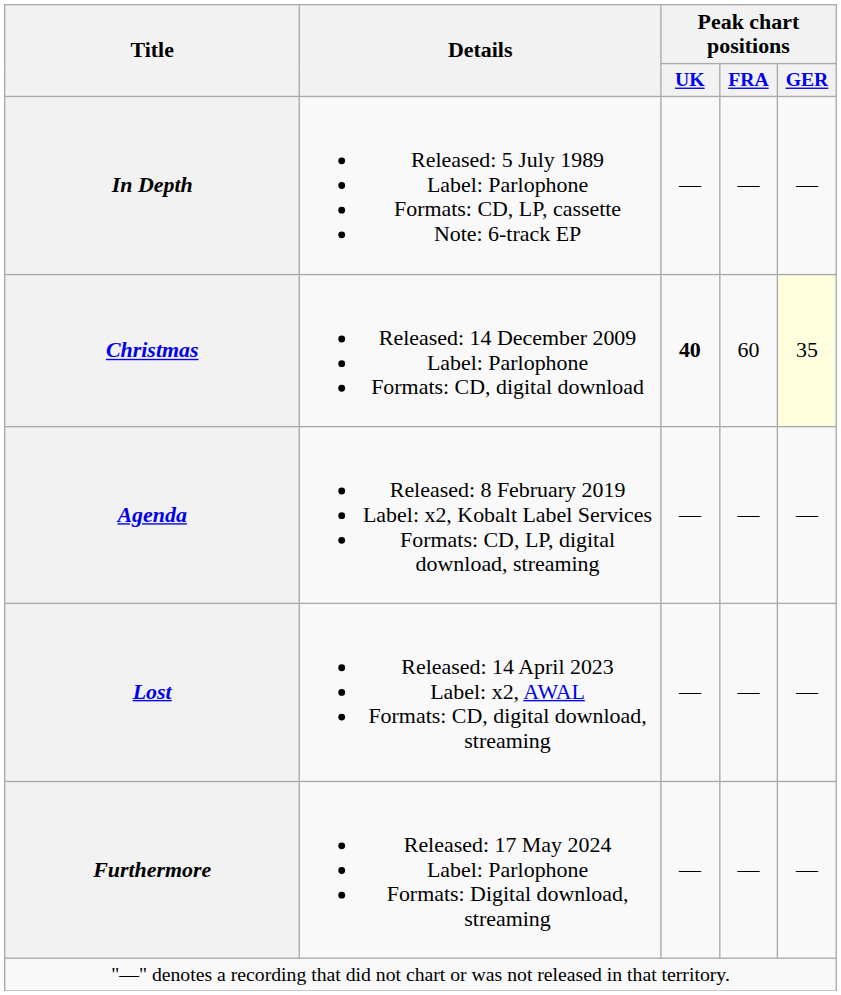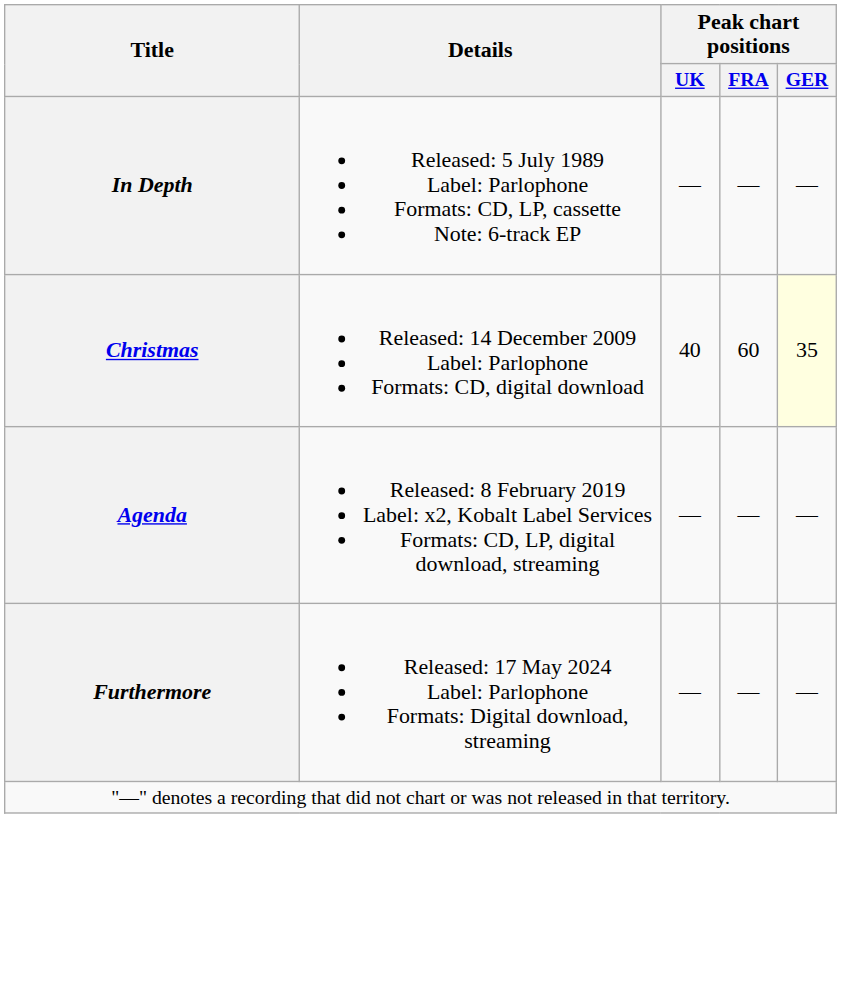(690, 349) bold -> (690, 349) normal
- row: (152, 692)
